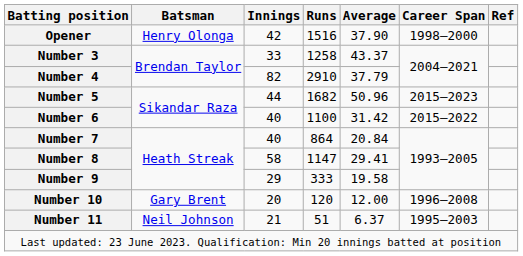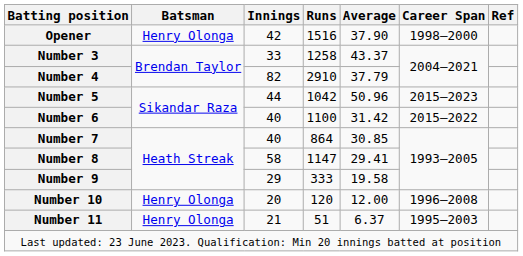(322, 97) 1682 -> (322, 97) 1042
(369, 138) 20.84 -> (369, 138) 30.85
(188, 200) Gary Brent -> (188, 200) Henry Olonga
(188, 220) Neil Johnson -> (188, 220) Henry Olonga
